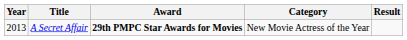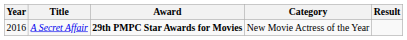(16, 27) 2013 -> (16, 27) 2016
